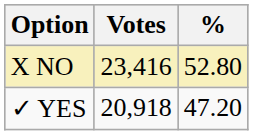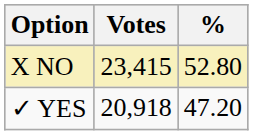(136, 66) 23,416 -> (136, 66) 23,415
